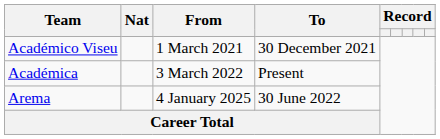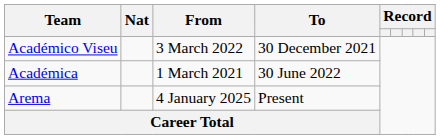(200, 48) 1 March 2021 -> (200, 48) 3 March 2022
(200, 73) 3 March 2022 -> (200, 73) 1 March 2021
(281, 73) Present -> (299, 73) 30 June 2022
(299, 97) 30 June 2022 -> (281, 97) Present
